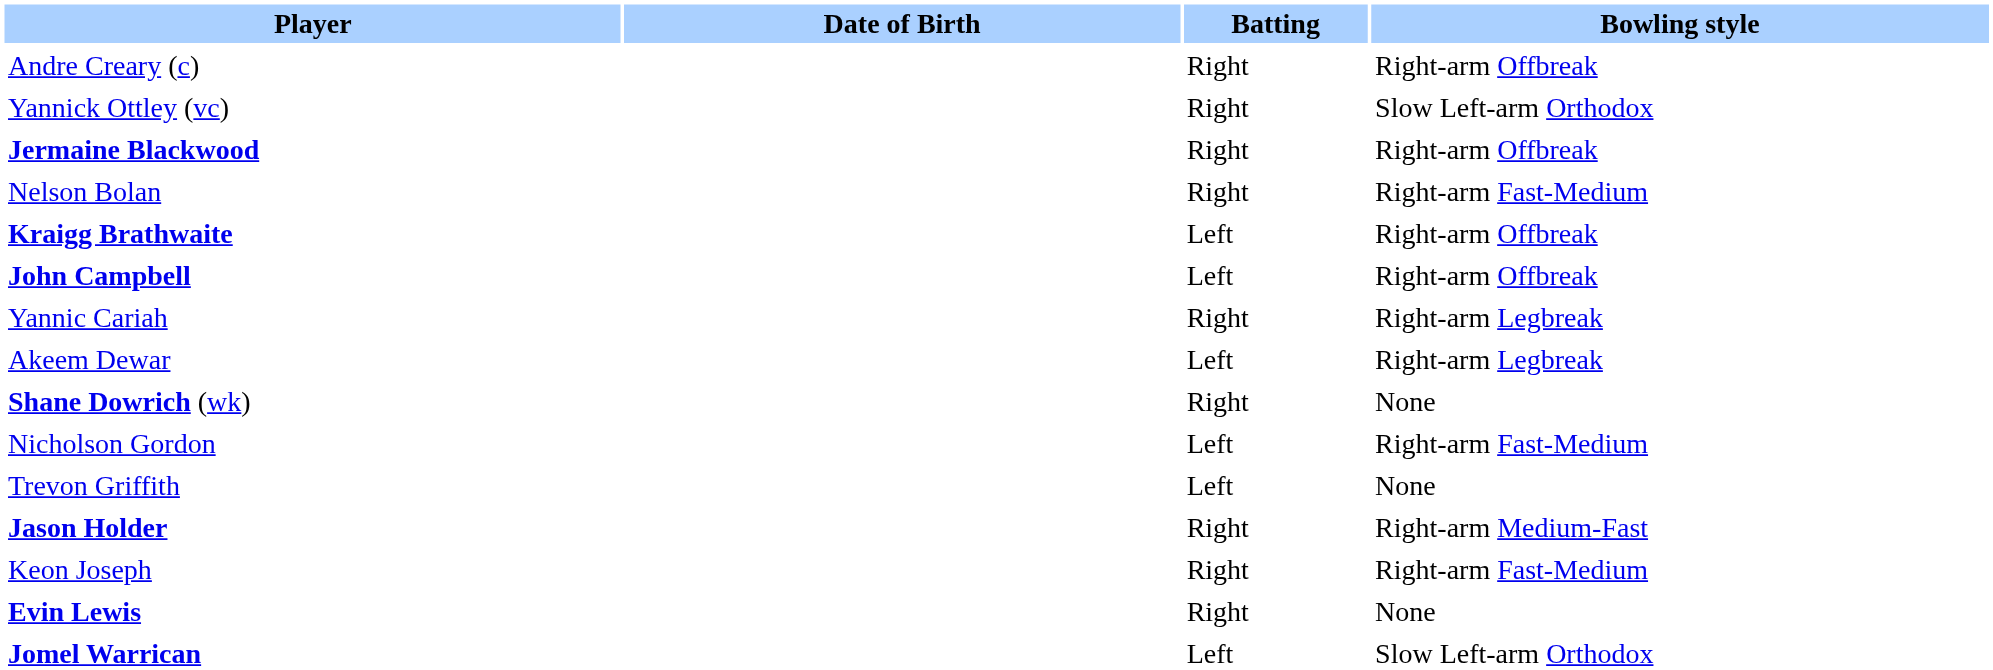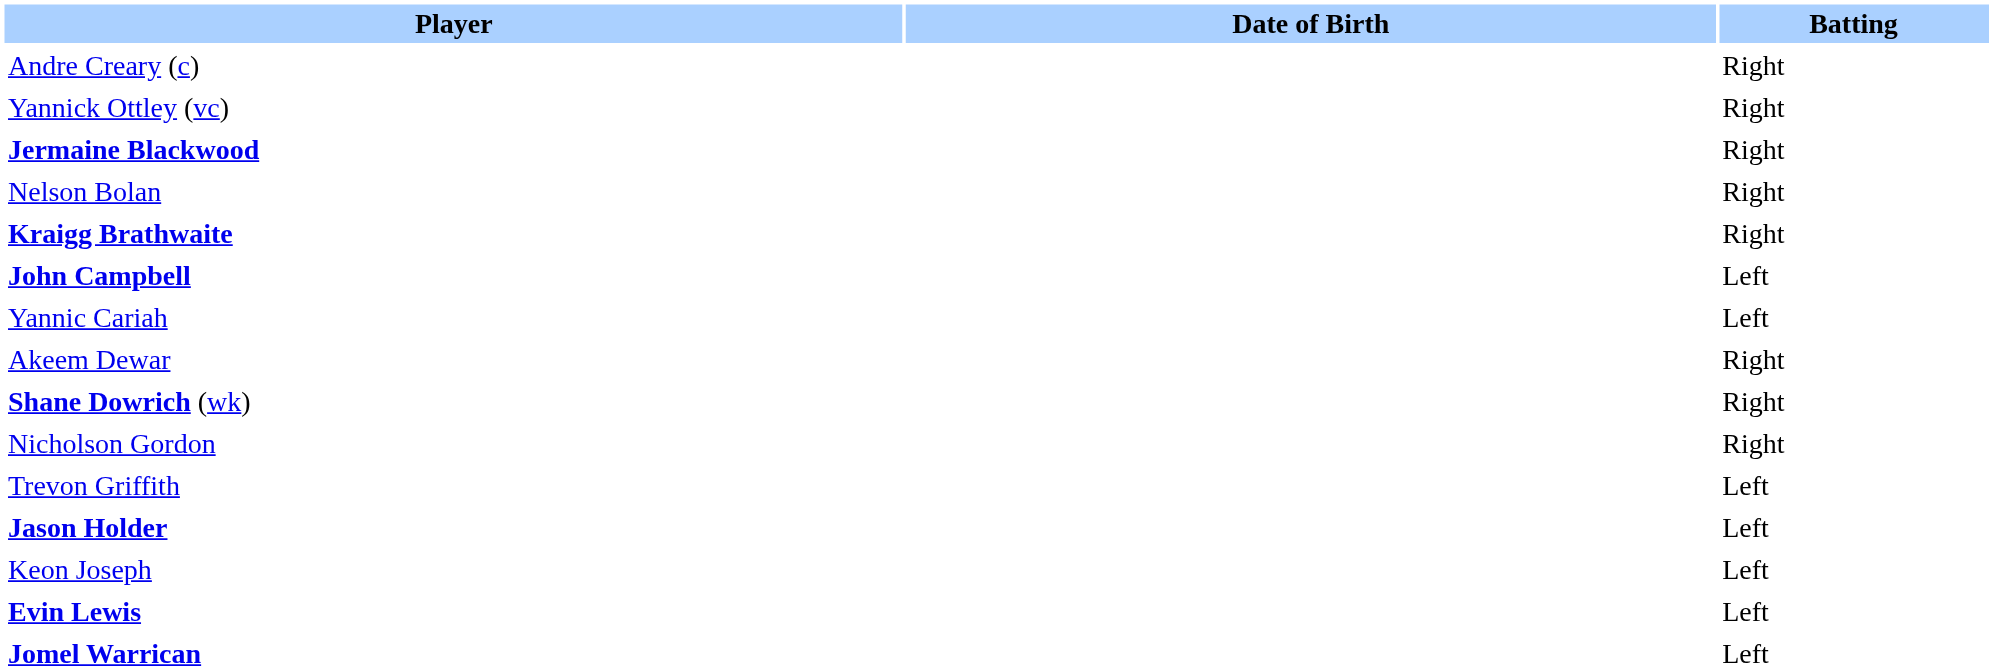- column: (1680, 23)
(1210, 233) Left -> (1753, 233) Right
(1218, 317) Right -> (1746, 317) Left
(1210, 359) Left -> (1753, 359) Right
(1210, 443) Left -> (1753, 443) Right
(1218, 527) Right -> (1746, 527) Left
(1218, 569) Right -> (1746, 569) Left
(1218, 611) Right -> (1746, 611) Left
